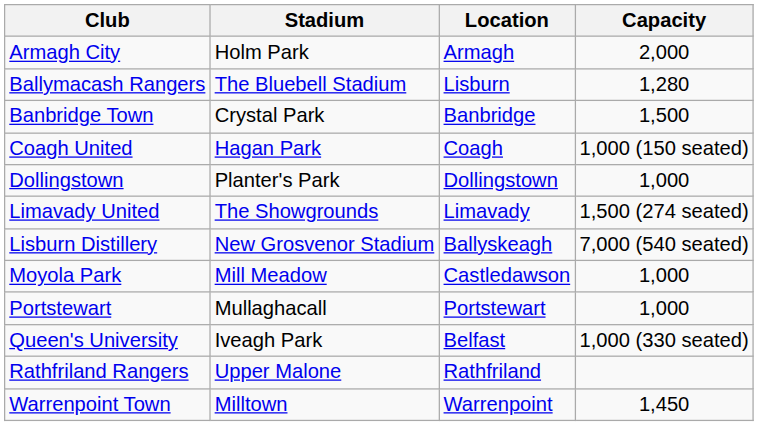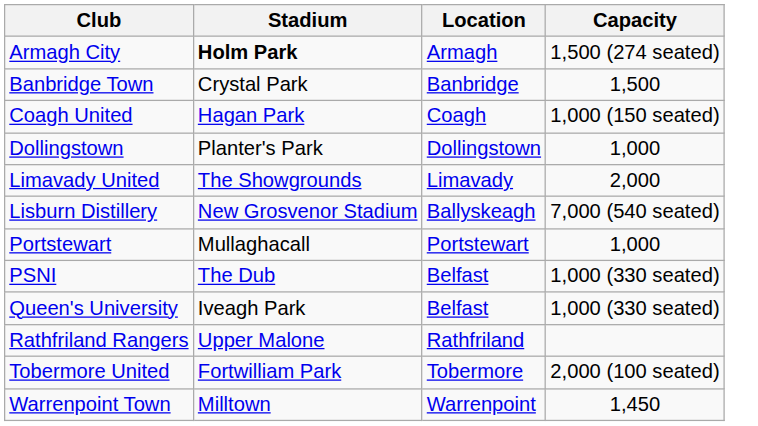(262, 52) normal -> (248, 52) bold
(664, 52) 2,000 -> (635, 52) 1,500 (274 seated)
- row: (107, 84)
(664, 212) 1,500 (274 seated) -> (635, 180) 2,000
- row: (65, 276)
+ row: (33, 276)
+ row: (89, 372)
